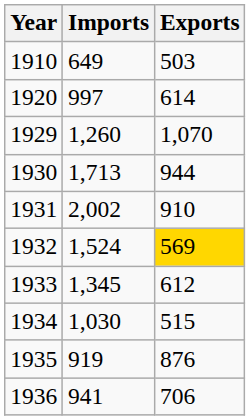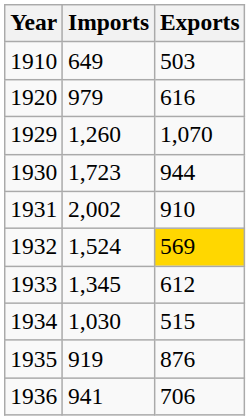(86, 97) 997 -> (86, 97) 979
(178, 97) 614 -> (178, 97) 616
(94, 172) 1,713 -> (94, 172) 1,723
